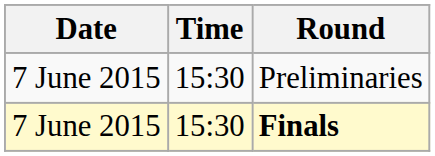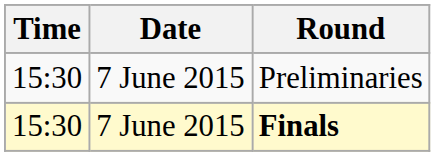columns swapped: (86, 28) <-> (210, 28)
